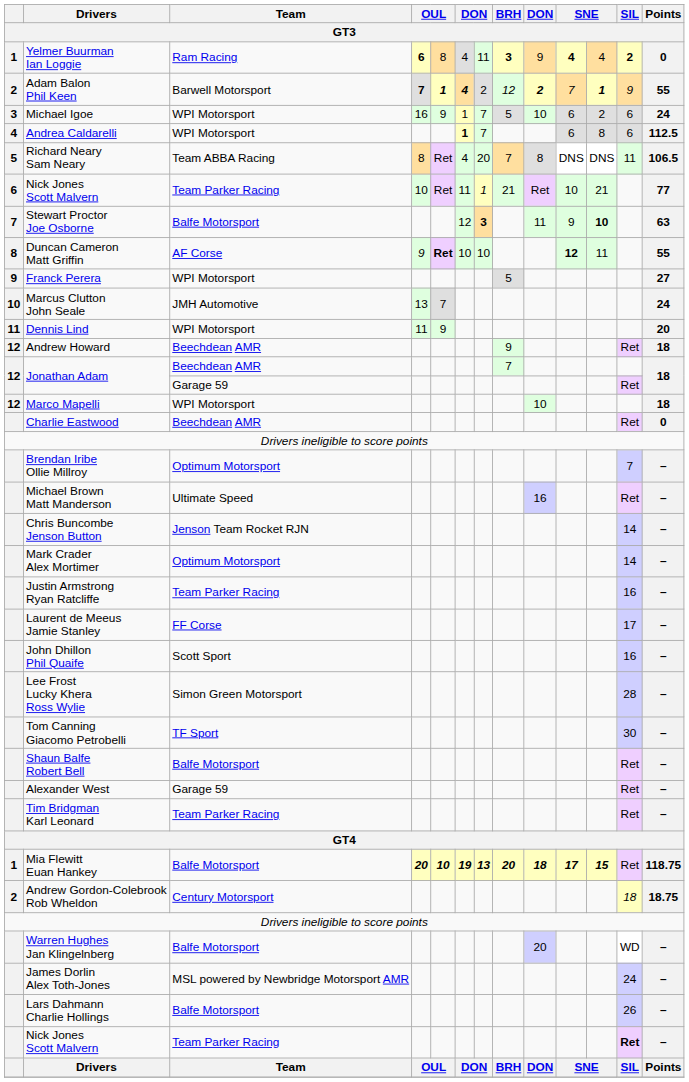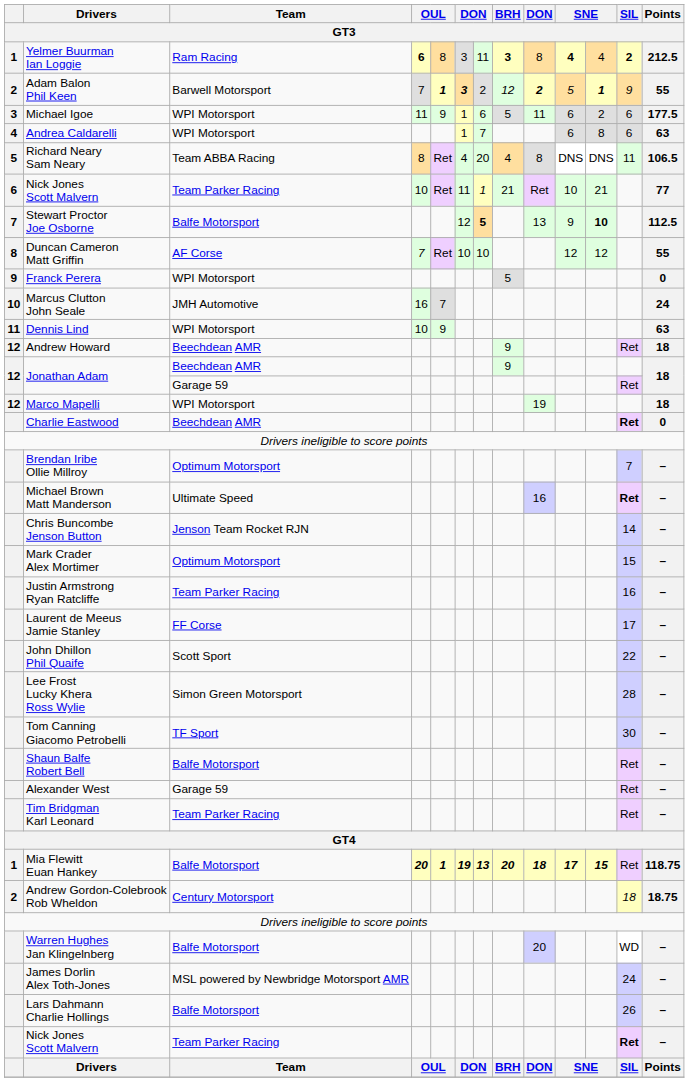(465, 57) 4 -> (464, 57) 3
(540, 57) 9 -> (539, 57) 8
(663, 57) 0 -> (663, 57) 212.5
(421, 89) bold -> (421, 89) normal
(465, 89) 4 -> (464, 89) 3
(571, 89) 7 -> (571, 89) 5
(421, 114) 16 -> (421, 114) 11
(484, 114) 7 -> (483, 114) 6
(540, 114) 10 -> (539, 114) 11
(663, 114) 24 -> (663, 114) 177.5
(465, 133) bold -> (464, 133) normal
(663, 133) 112.5 -> (663, 133) 63
(508, 158) 7 -> (508, 158) 4
(484, 221) 3 -> (483, 221) 5
(540, 221) 11 -> (539, 221) 13
(663, 221) 63 -> (663, 221) 112.5
(421, 253) 9 -> (421, 253) 7
(443, 253) bold -> (443, 253) normal
(571, 253) bold -> (571, 253) normal
(602, 253) 11 -> (601, 253) 12
(663, 278) 27 -> (663, 278) 0
(421, 303) 13 -> (421, 303) 16
(421, 329) 11 -> (421, 329) 10
(663, 329) 20 -> (663, 329) 63
(508, 366) 7 -> (508, 366) 9
(540, 403) 10 -> (539, 403) 19
(630, 422) normal -> (629, 422) bold
(630, 497) normal -> (629, 497) bold
(630, 561) 14 -> (629, 561) 15
(630, 656) 16 -> (629, 656) 22
(443, 865) 10 -> (443, 865) 1
